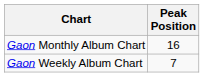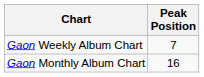rows swapped: (75, 63) <-> (76, 44)
